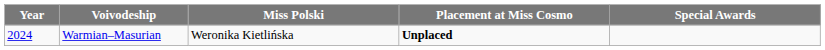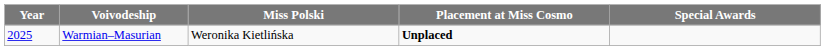(20, 35) 2024 -> (20, 35) 2025
